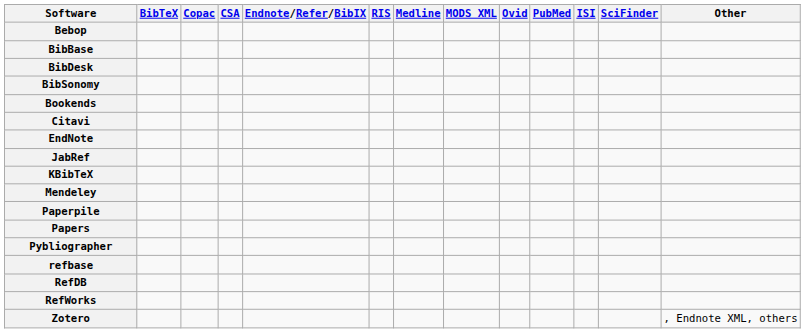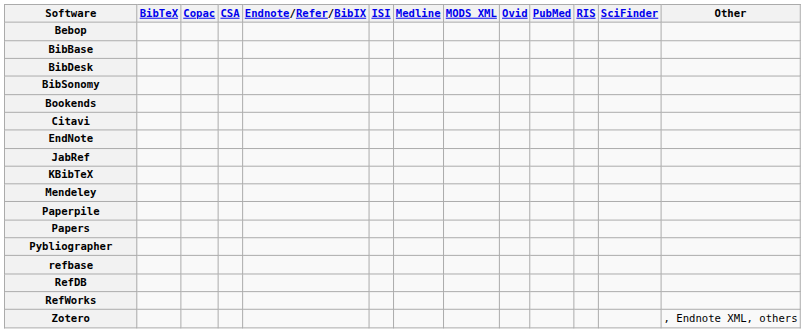columns swapped: (586, 13) <-> (381, 13)
